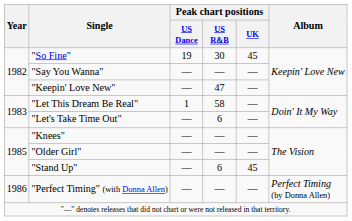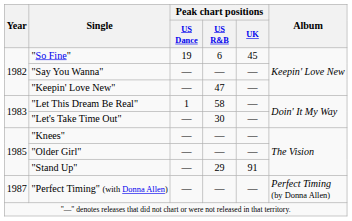(220, 55) 30 -> (220, 55) 6
(220, 119) 6 -> (220, 119) 30
(220, 167) 6 -> (220, 167) 29
(253, 167) 45 -> (253, 167) 91
(17, 189) 1986 -> (17, 189) 1987
